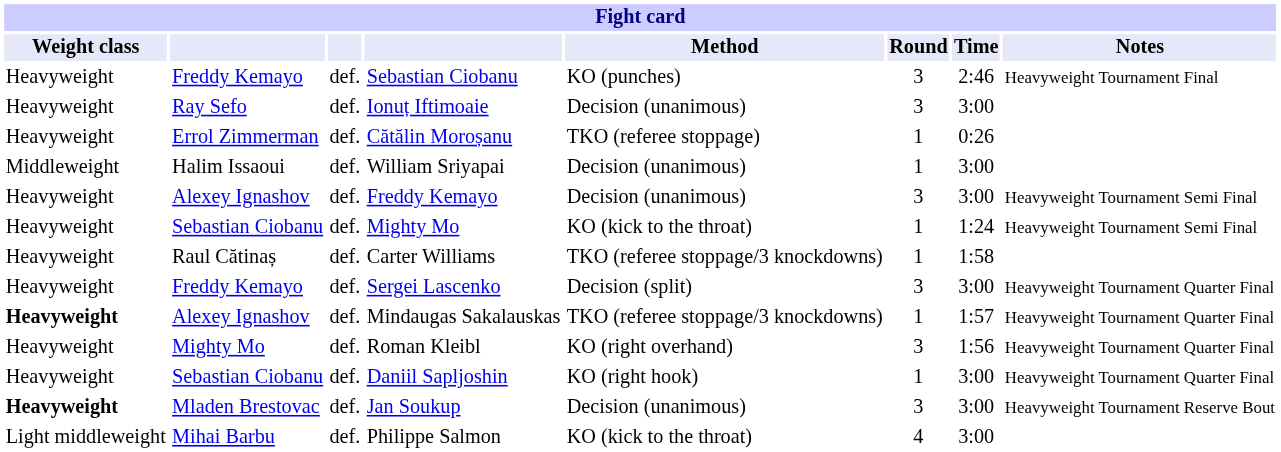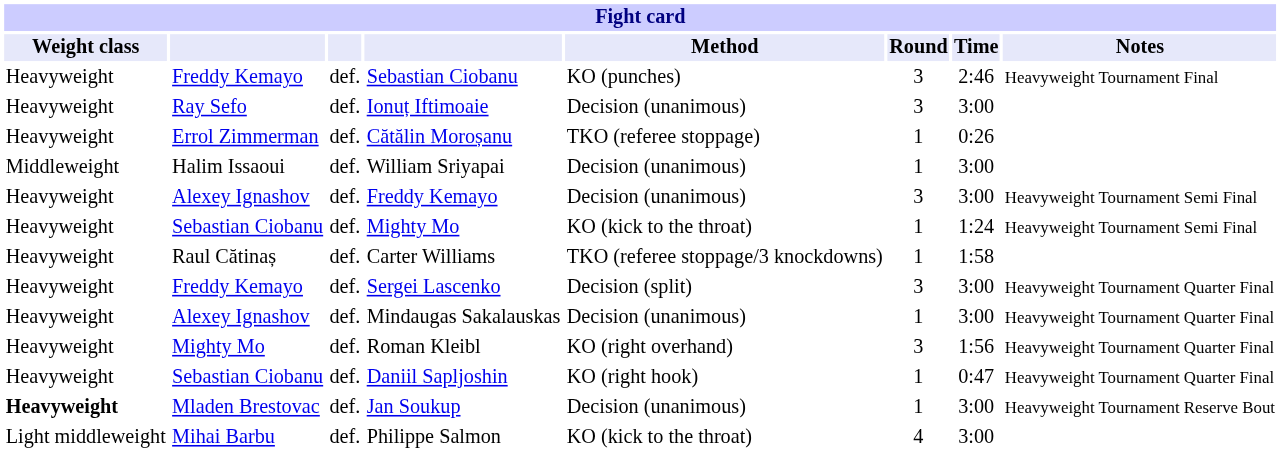(62, 317) bold -> (60, 317) normal
(725, 317) TKO (referee stoppage/3 knockdowns) -> (656, 317) Decision (unanimous)
(976, 317) 1:57 -> (976, 317) 3:00
(976, 377) 3:00 -> (976, 377) 0:47
(918, 407) 3 -> (918, 407) 1
